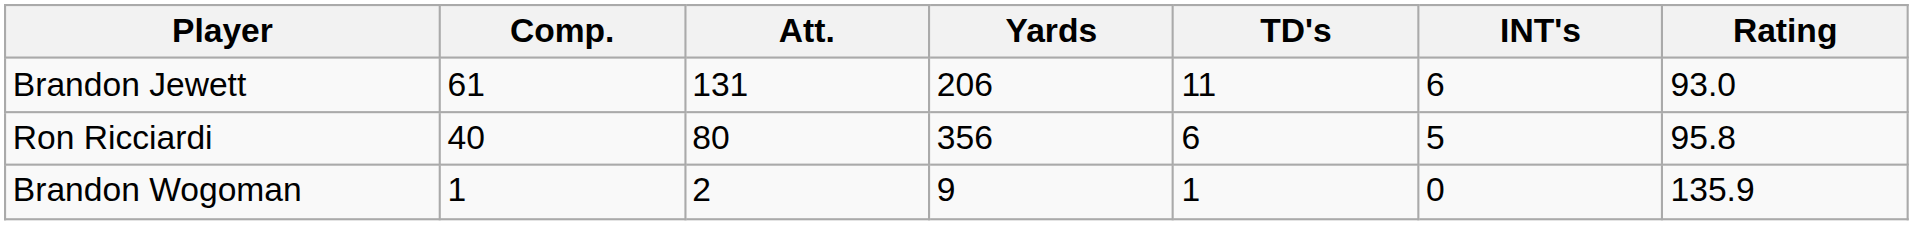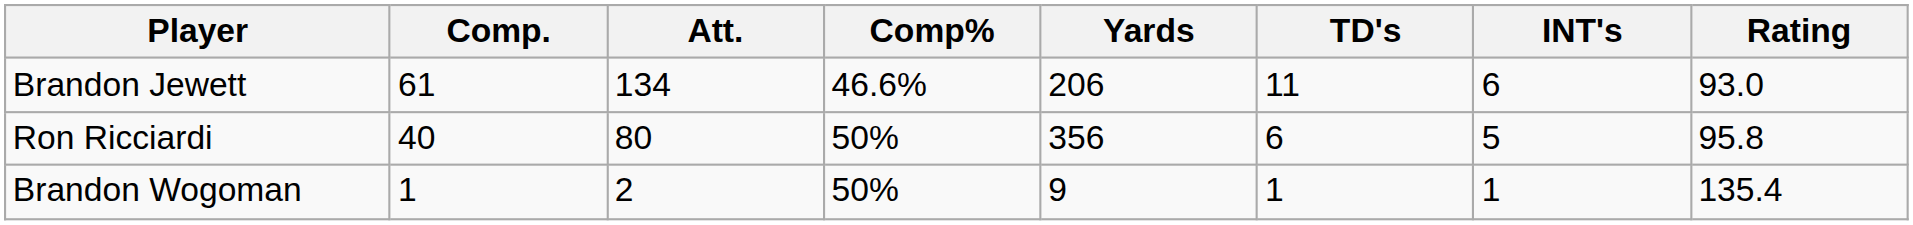+ column: (932, 31)
(720, 84) 131 -> (643, 84) 134
(1435, 191) 0 -> (1491, 191) 1
(1713, 191) 135.9 -> (1740, 191) 135.4
